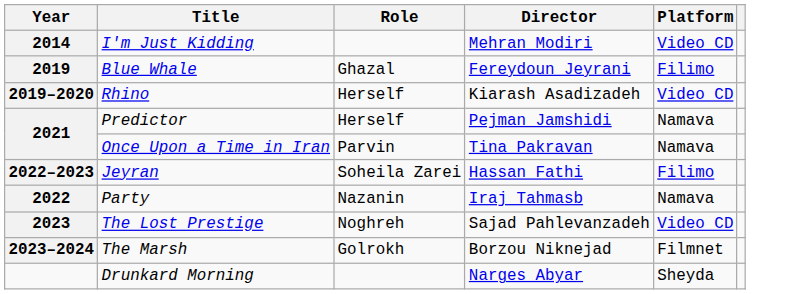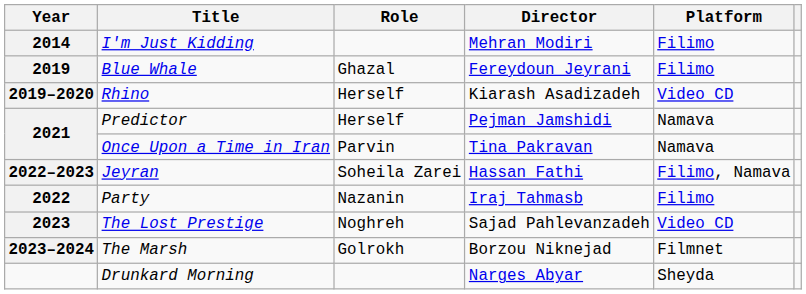(695, 43) Video CD -> (686, 43) Filimo
(686, 173) Filimo -> (724, 173) Filimo, Namava
(686, 198) Namava -> (686, 198) Filimo
